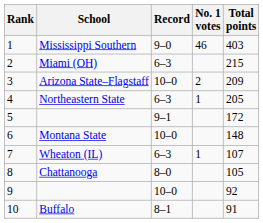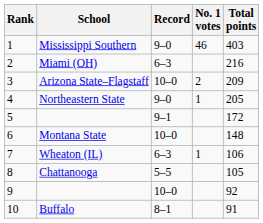(235, 63) 215 -> (235, 63) 216
(163, 99) 6–3 -> (163, 99) 9–0
(235, 154) 107 -> (235, 154) 106
(163, 172) 8–0 -> (163, 172) 5–5
